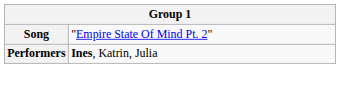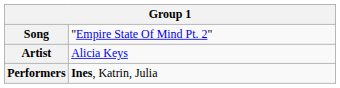+ row: (36, 54)
